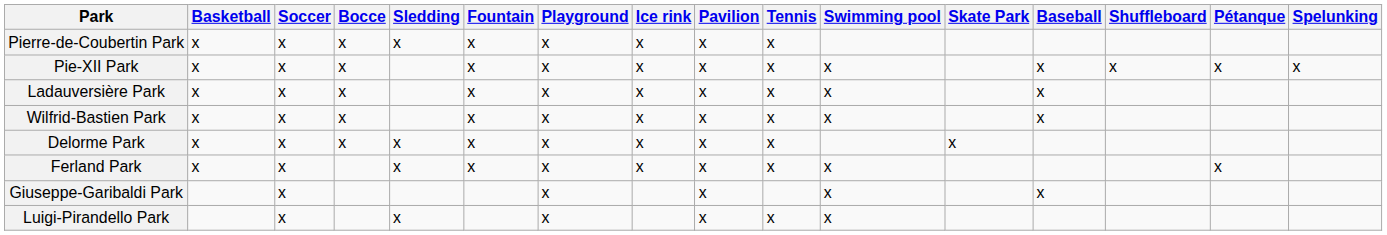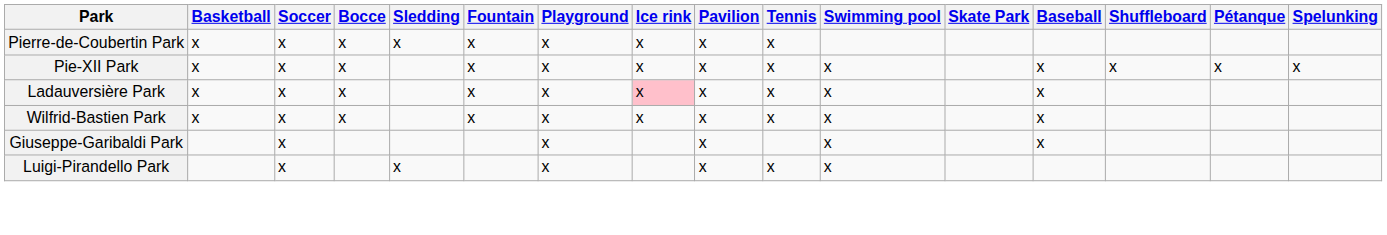(640, 92) no background -> (640, 92) pink background
- row: (96, 142)
- row: (96, 167)
